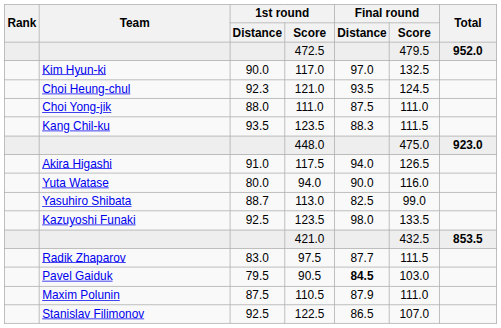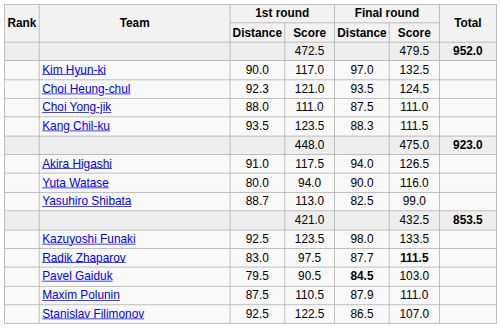rows swapped: (89, 220) <-> (135, 239)
(414, 257) normal -> (414, 257) bold
